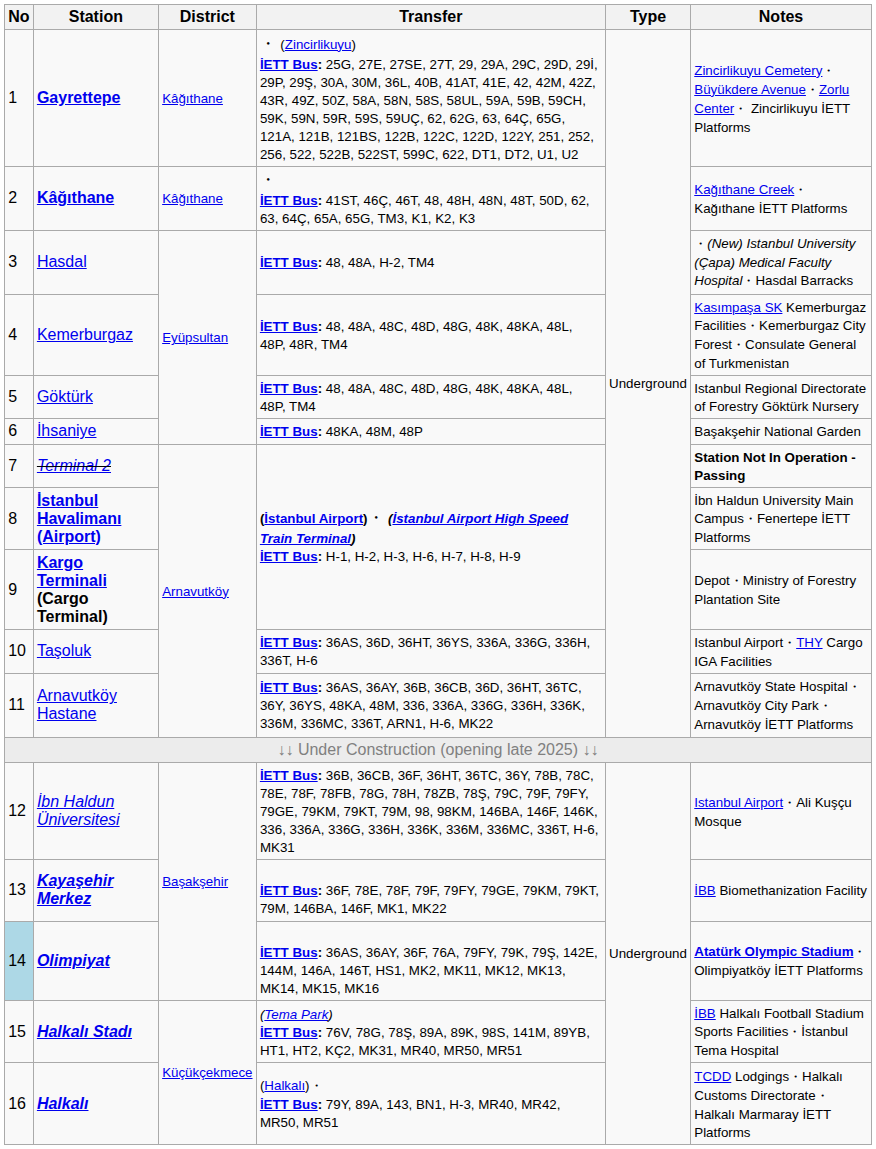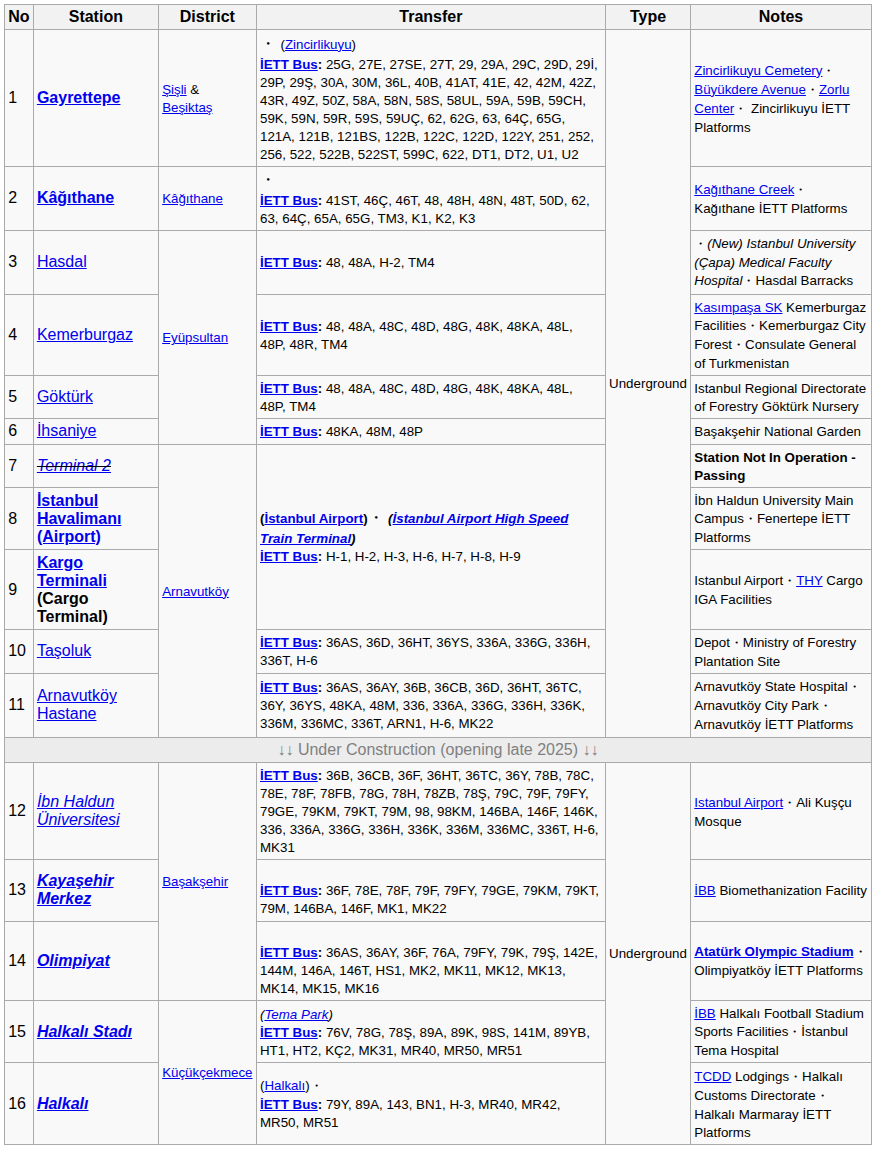(193, 99) Kâğıthane -> (187, 99) Şişli & Beşiktaş
(775, 590) Depot・Ministry of Forestry Plantation Site -> (778, 590) Istanbul Airport・THY Cargo IGA Facilities
(778, 652) Istanbul Airport・THY Cargo IGA Facilities -> (775, 652) Depot・Ministry of Forestry Plantation Site
(17, 960) lightblue background -> (17, 960) no background
